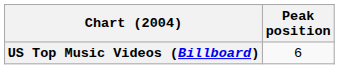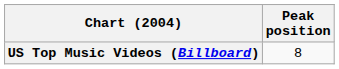(298, 53) 6 -> (298, 53) 8
